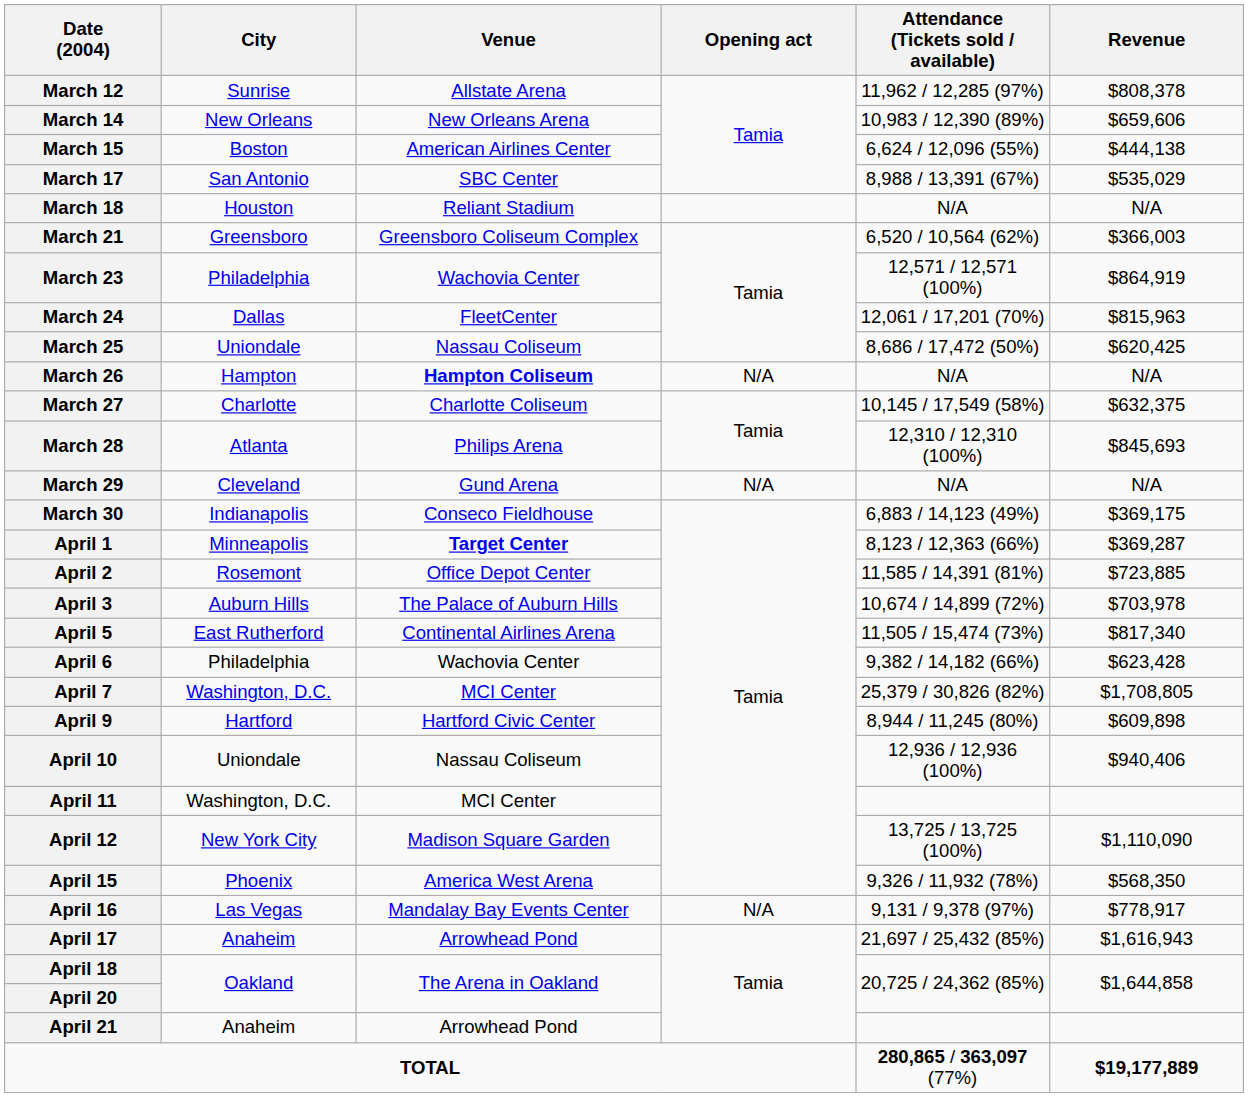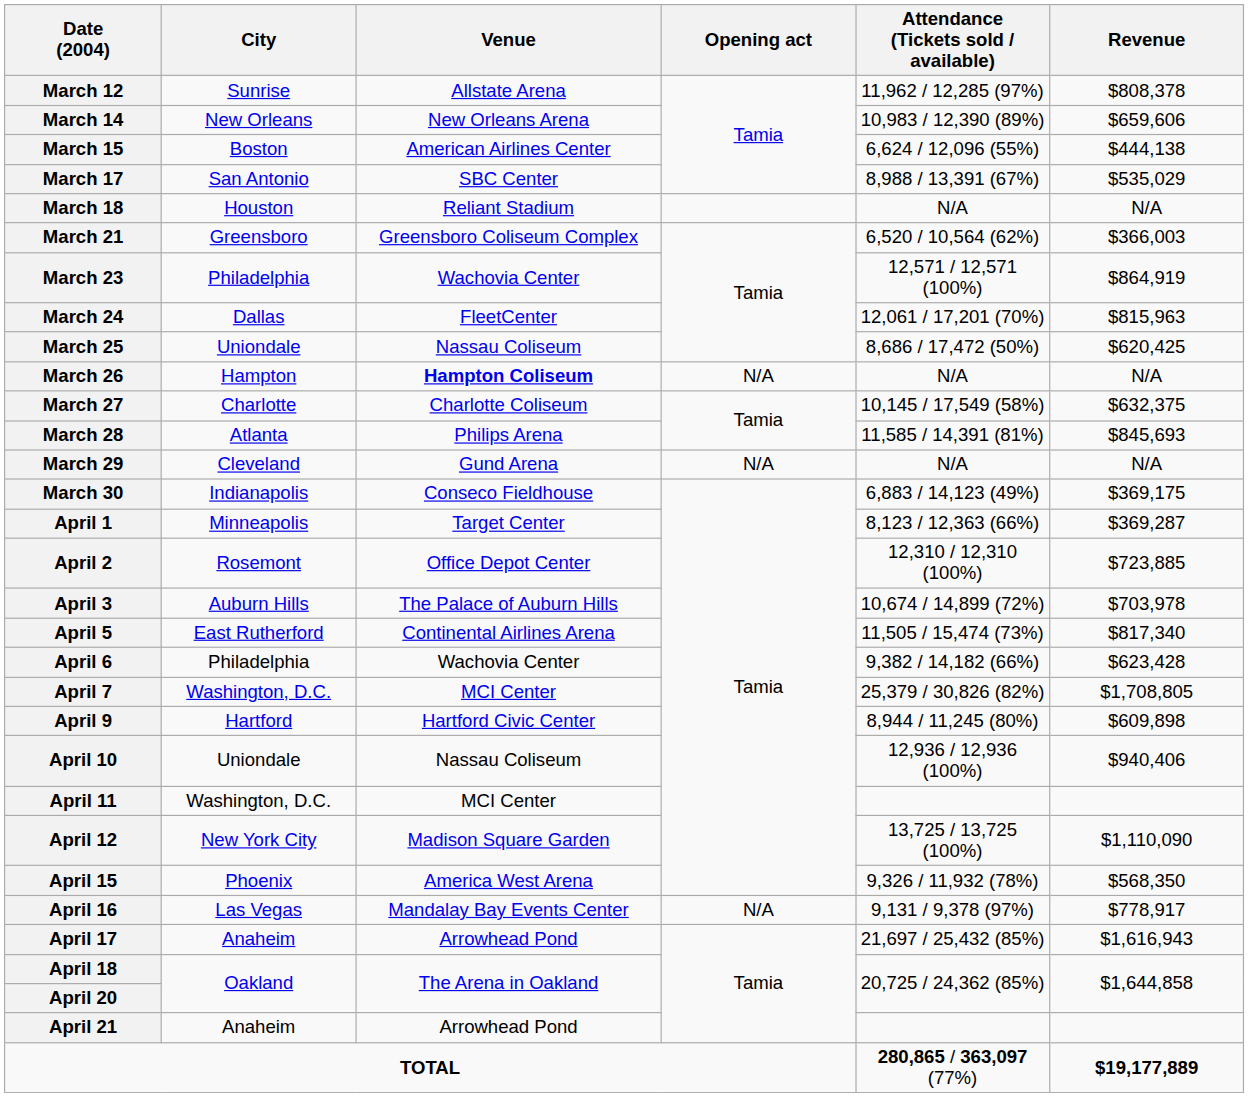(953, 445) 12,310 / 12,310 (100%) -> (953, 435) 11,585 / 14,391 (81%)
(509, 544) bold -> (509, 523) normal
(953, 573) 11,585 / 14,391 (81%) -> (953, 563) 12,310 / 12,310 (100%)
